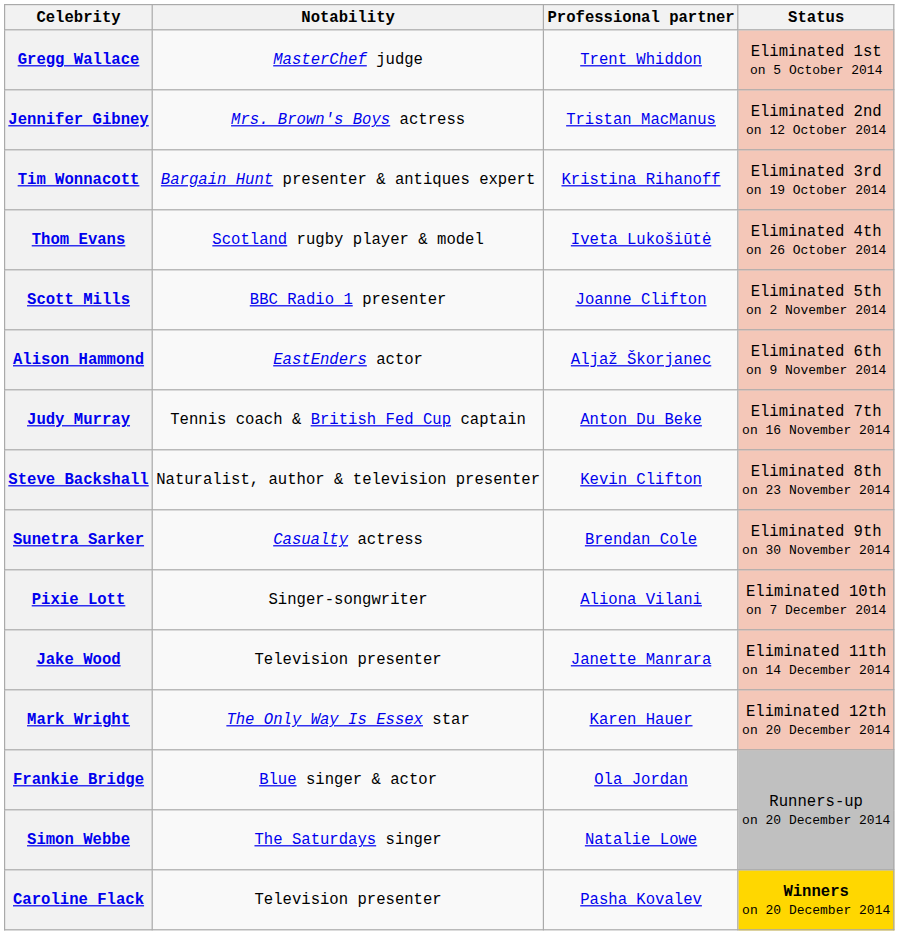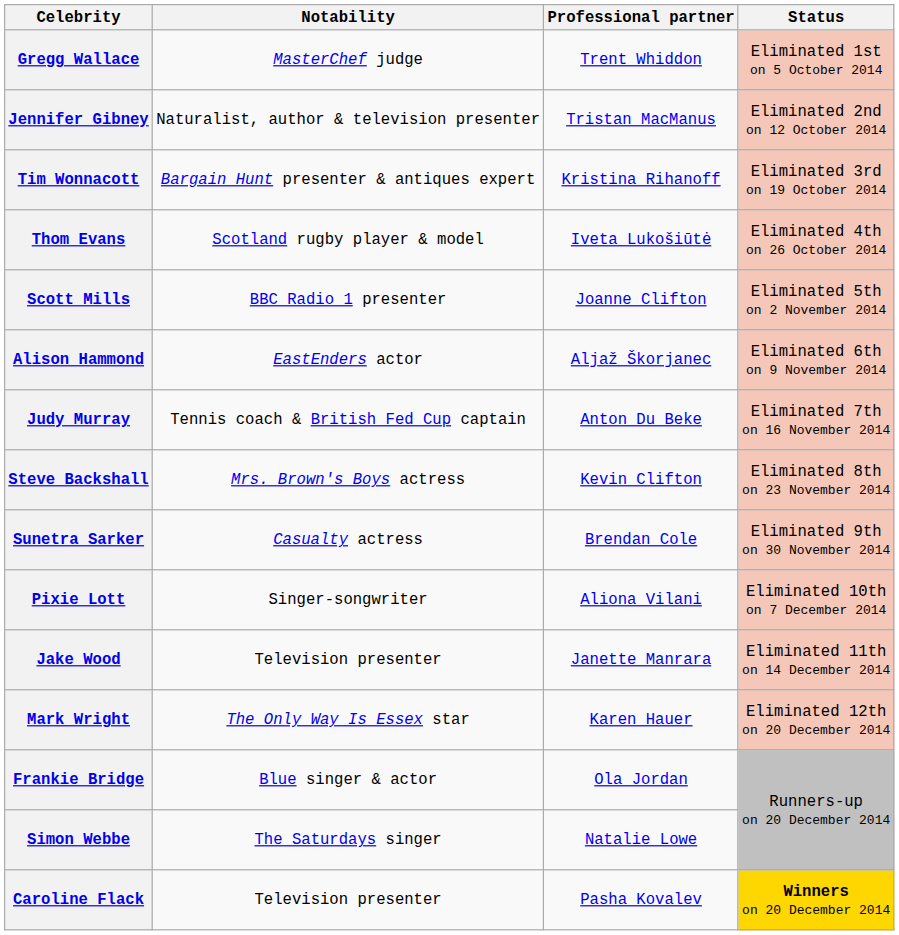(348, 120) Mrs. Brown's Boys actress -> (348, 120) Naturalist, author & television presenter
(348, 480) Naturalist, author & television presenter -> (348, 480) Mrs. Brown's Boys actress
